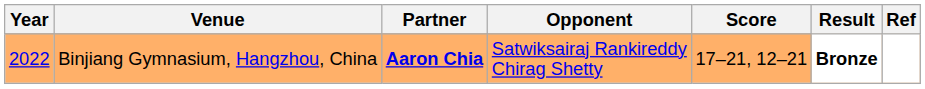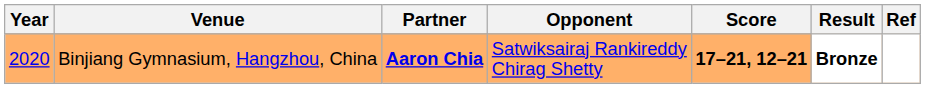(29, 59) 2022 -> (29, 59) 2020
(751, 59) normal -> (751, 59) bold
